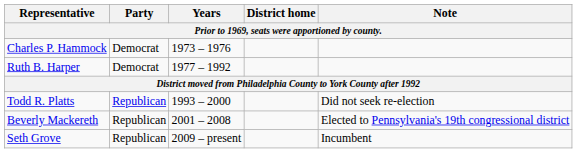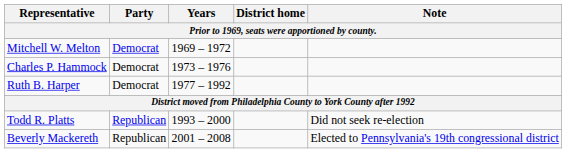+ row: (54, 48)
- row: (34, 138)
